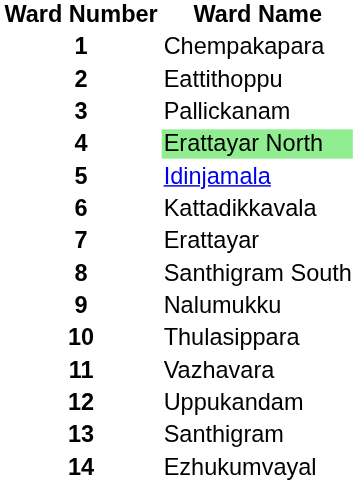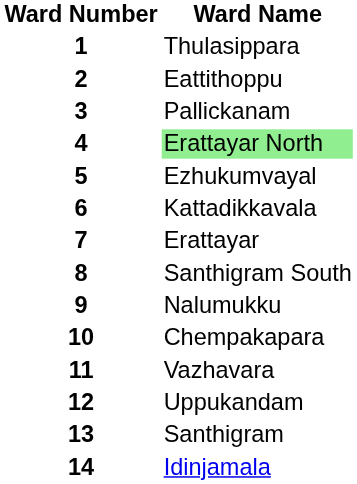(244, 46) Chempakapara -> (232, 46) Thulasippara
(217, 176) Idinjamala -> (240, 176) Ezhukumvayal
(232, 337) Thulasippara -> (244, 337) Chempakapara
(240, 467) Ezhukumvayal -> (217, 467) Idinjamala
